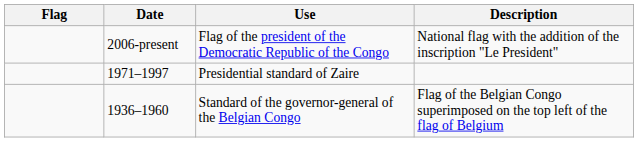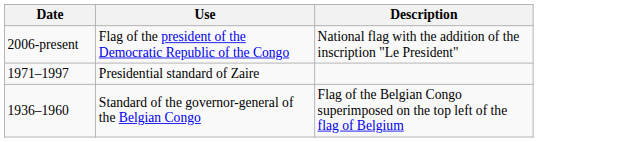- column: (54, 15)
